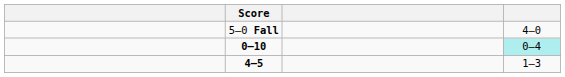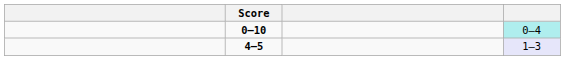- row: (254, 30)
(532, 64) no background -> (532, 47) lavender background
